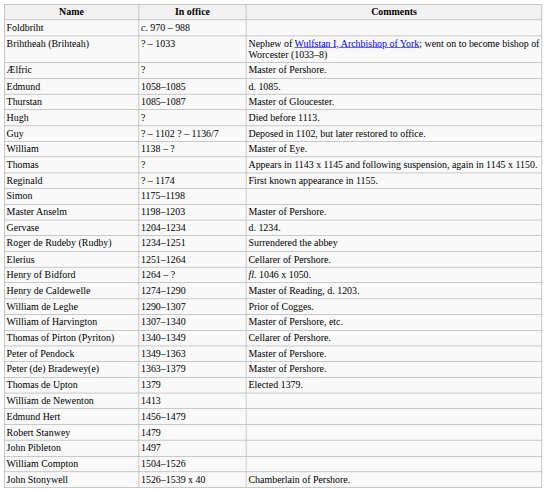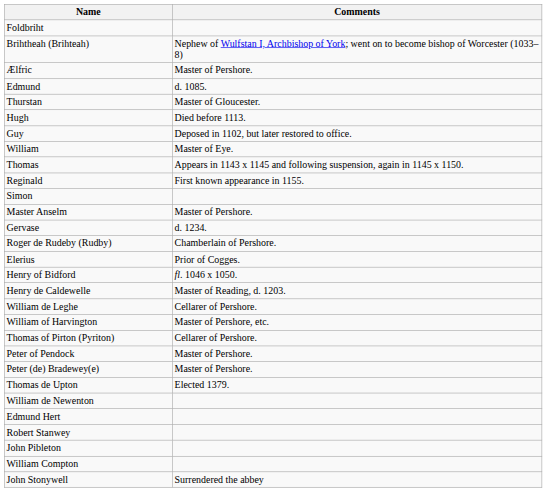- column: (192, 12)
(293, 243) Surrendered the abbey -> (225, 243) Chamberlain of Pershore.
(290, 259) Cellarer of Pershore. -> (207, 259) Prior of Cogges.
(281, 306) Prior of Cogges. -> (216, 306) Cellarer of Pershore.
(299, 479) Chamberlain of Pershore. -> (219, 479) Surrendered the abbey
